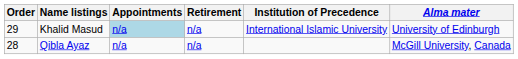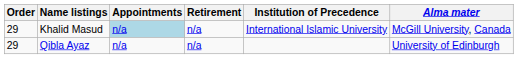(446, 29) University of Edinburgh -> (451, 29) McGill University, Canada
(13, 45) 28 -> (13, 45) 29
(451, 45) McGill University, Canada -> (446, 45) University of Edinburgh
